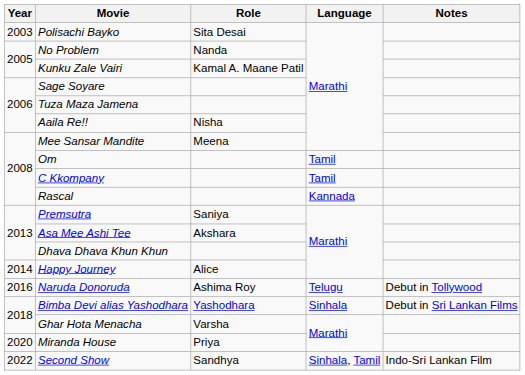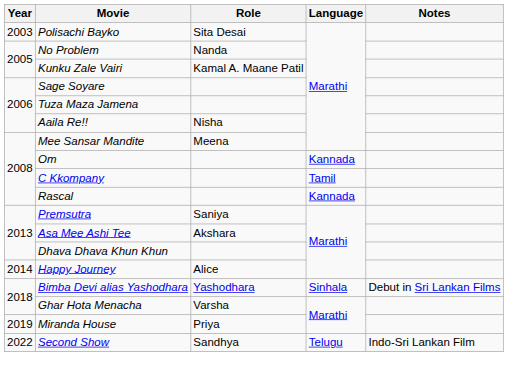(322, 159) Tamil -> (332, 159) Kannada
- row: (84, 287)
(20, 342) 2020 -> (20, 324) 2019
(345, 360) Sinhala, Tamil -> (326, 342) Telugu
